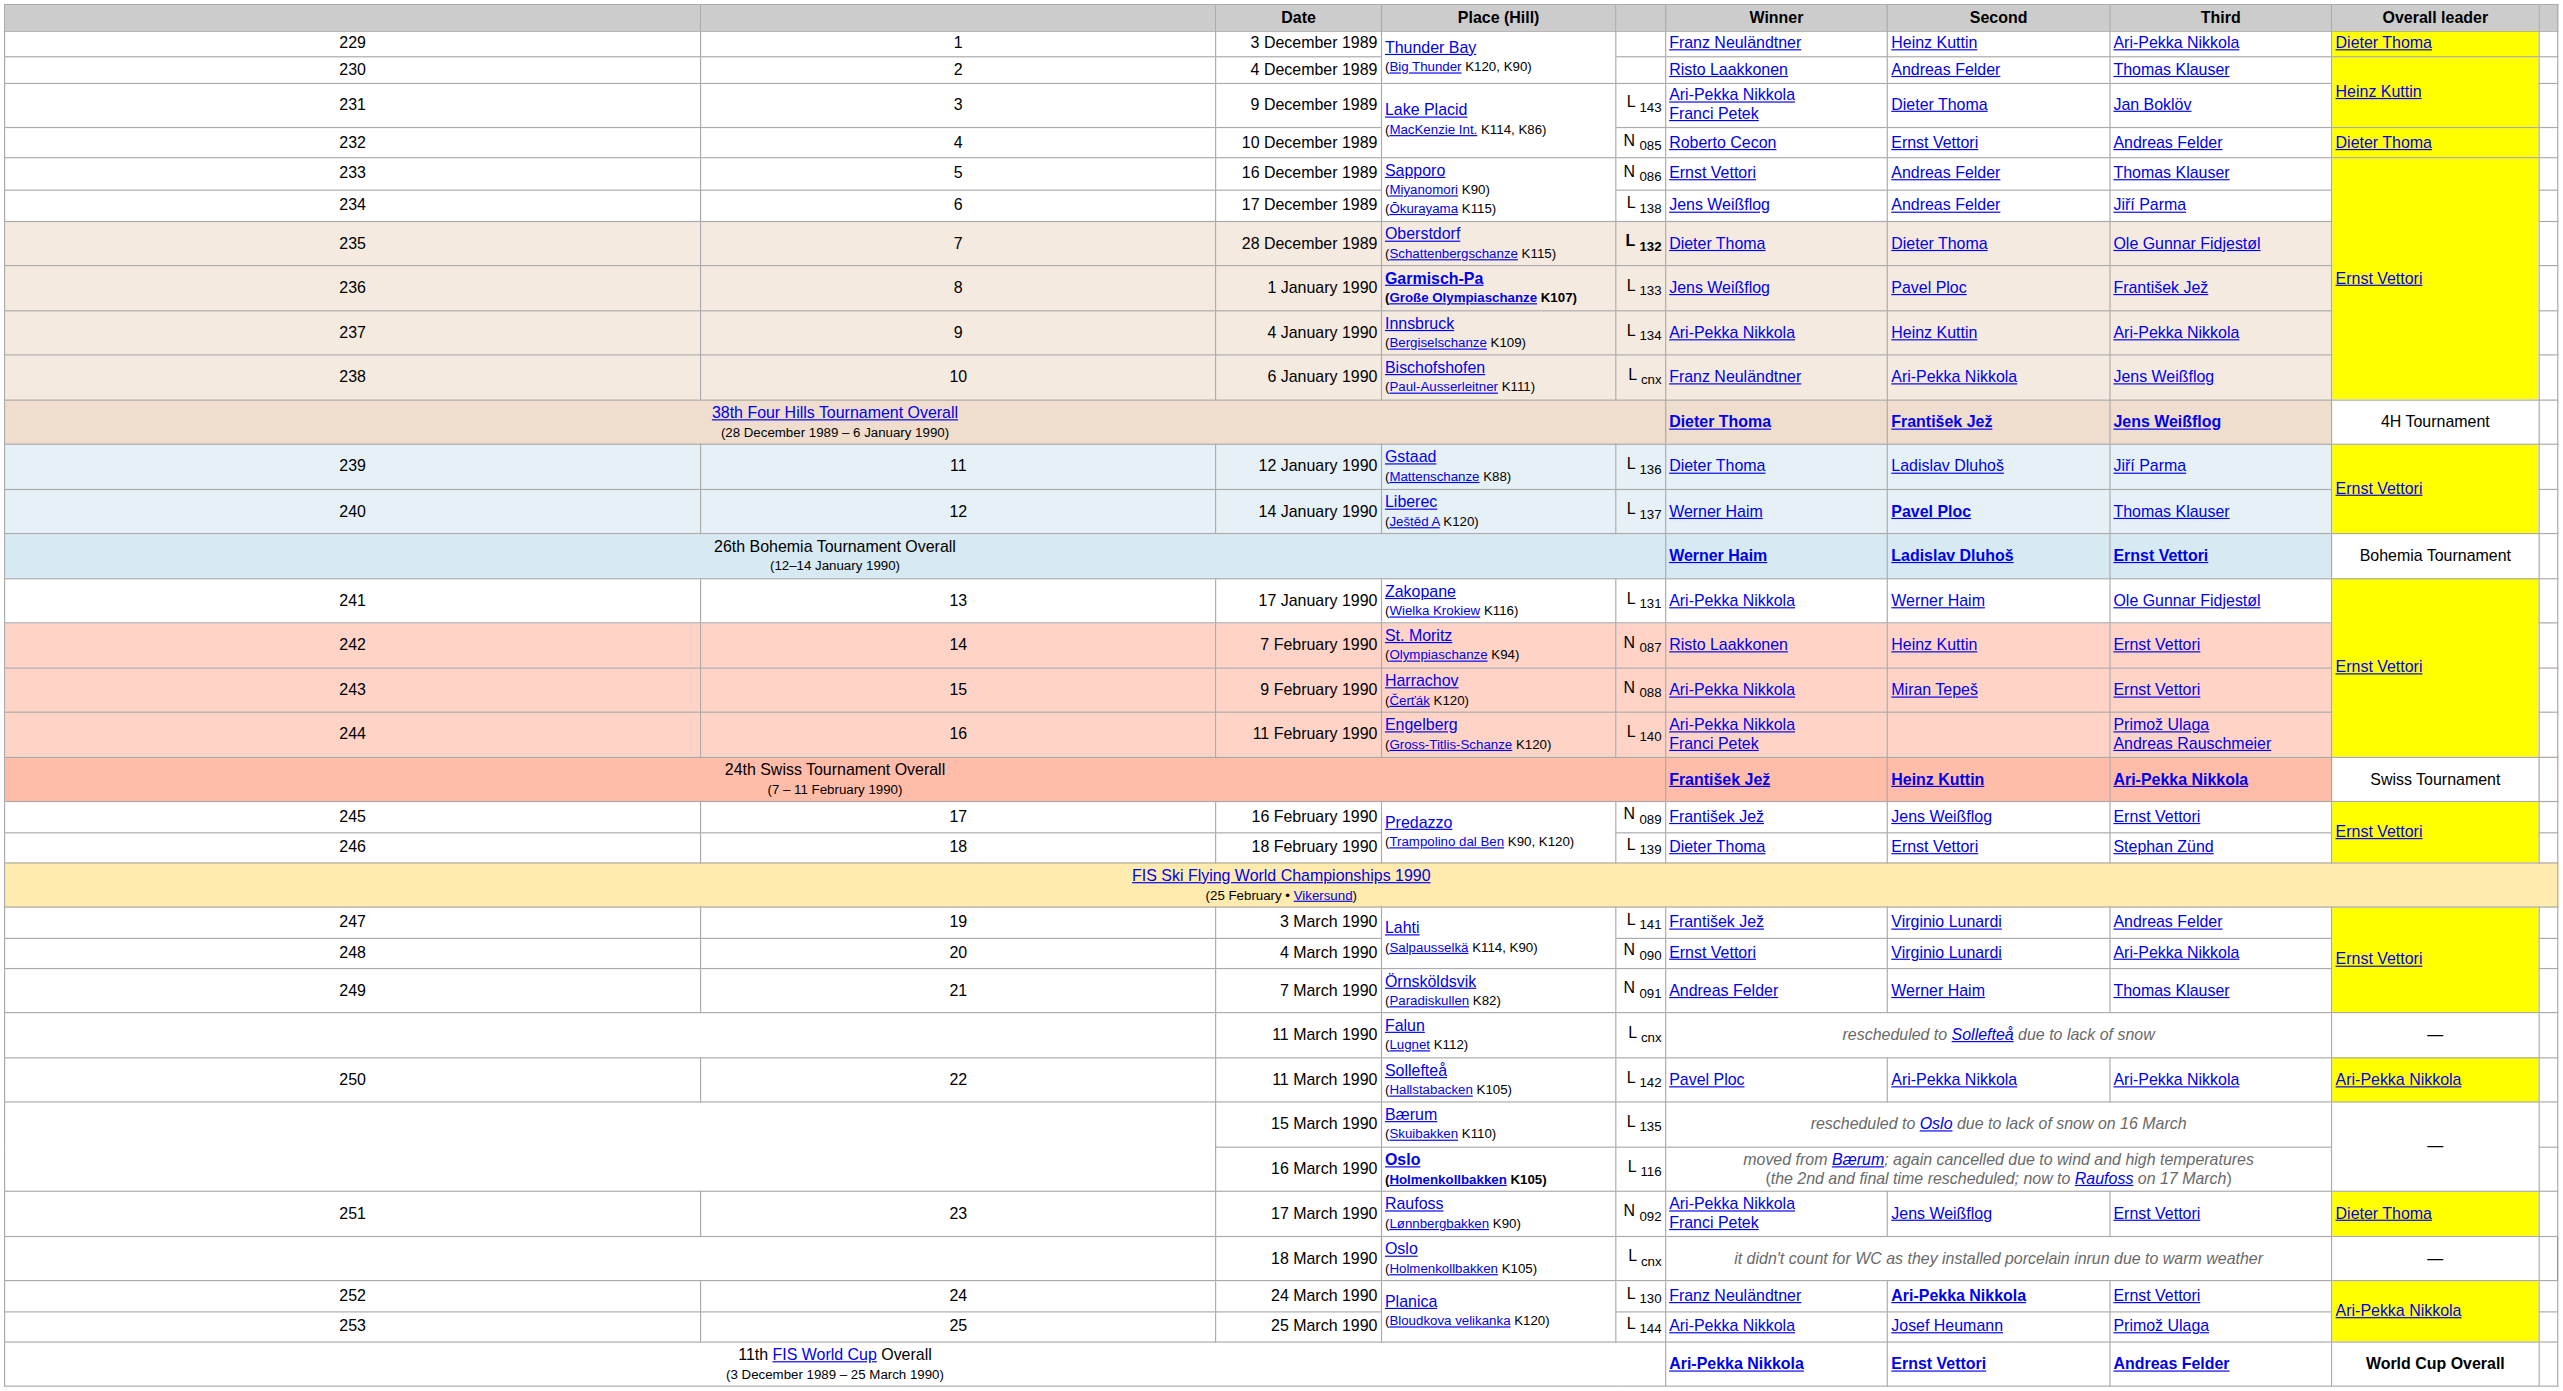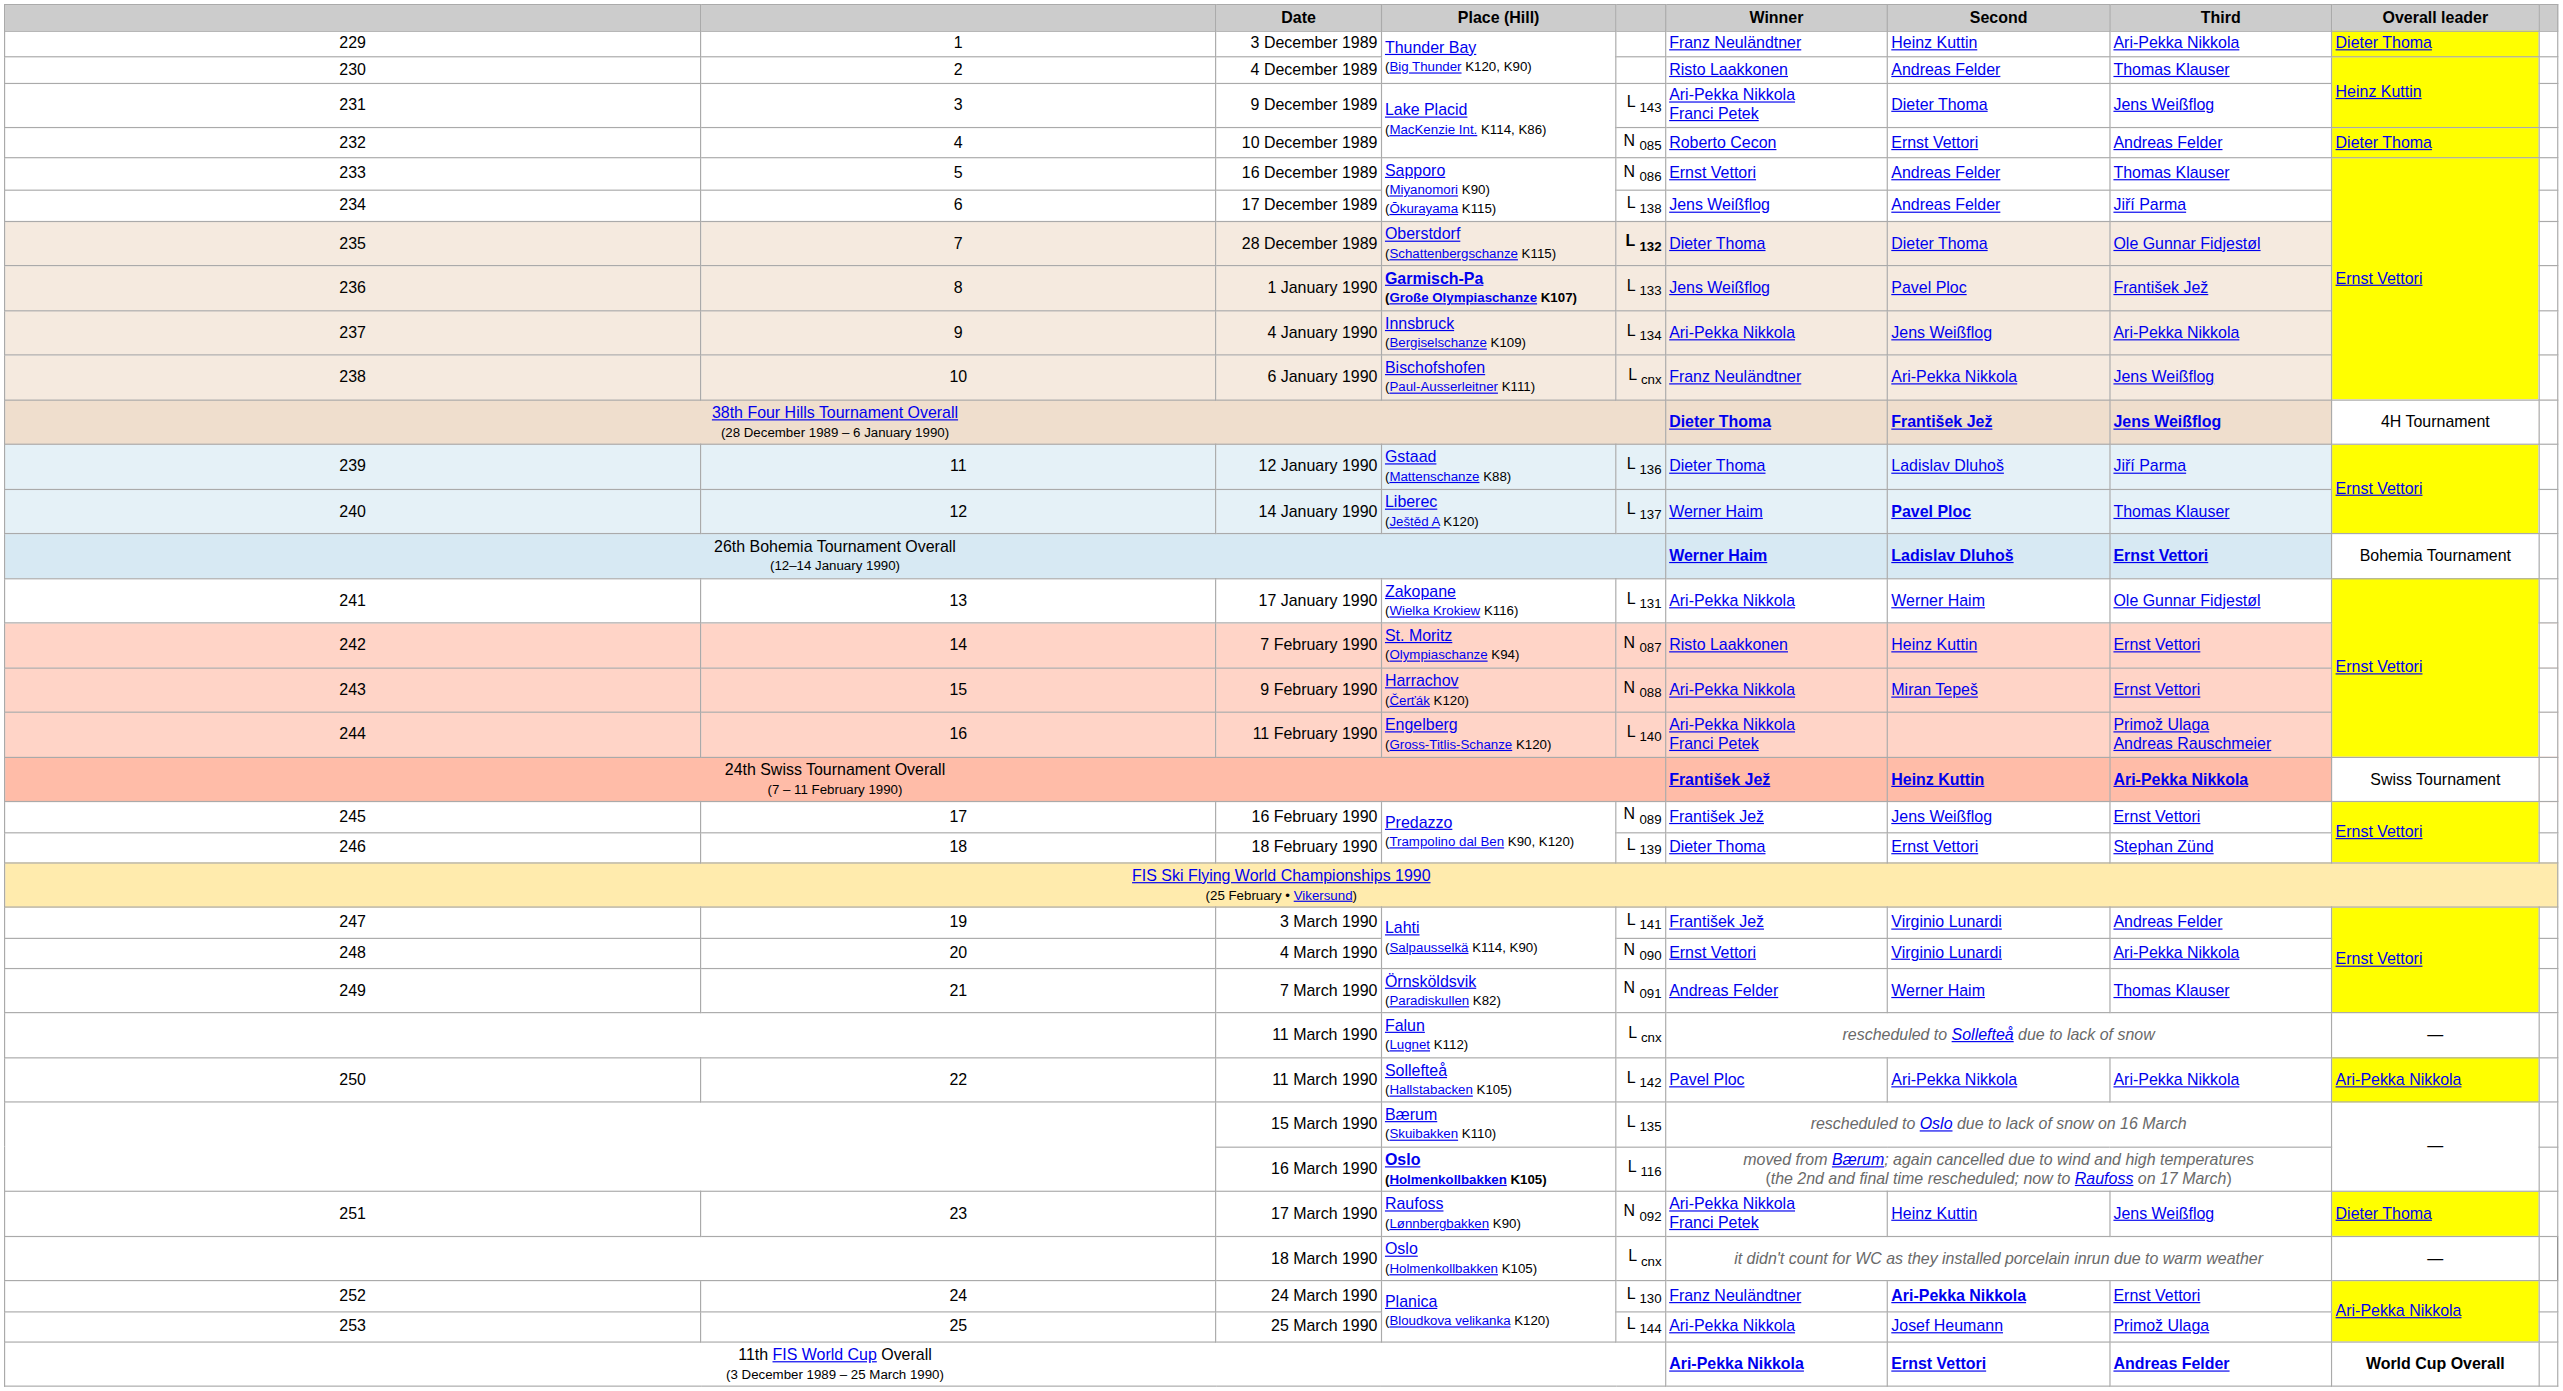(2152, 104) Jan Boklöv -> (2164, 104) Jens Weißflog
(1934, 332) Heinz Kuttin -> (1942, 332) Jens Weißflog
(1942, 1213) Jens Weißflog -> (1934, 1213) Heinz Kuttin
(2157, 1213) Ernst Vettori -> (2164, 1213) Jens Weißflog
